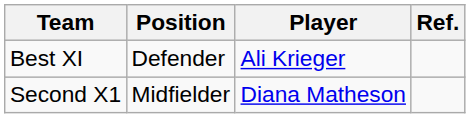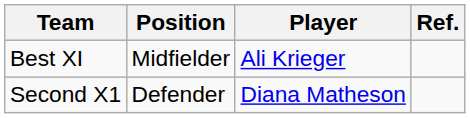(178, 58) Defender -> (181, 58) Midfielder
(181, 94) Midfielder -> (178, 94) Defender
